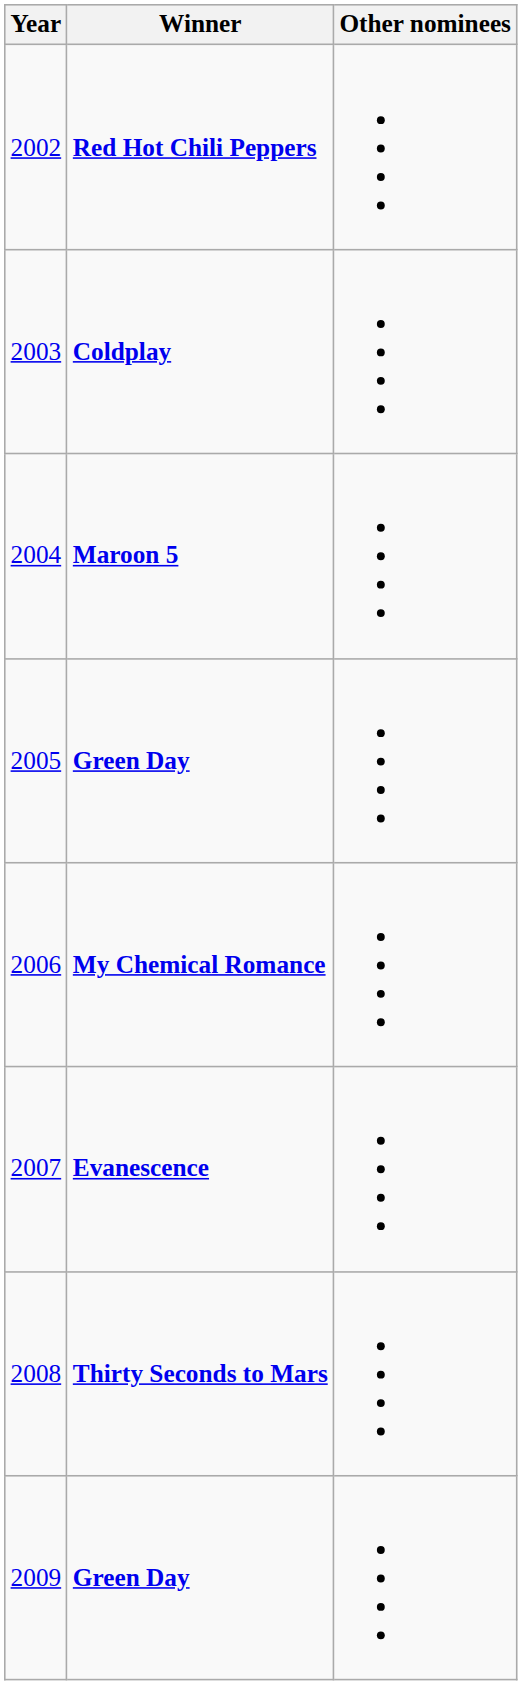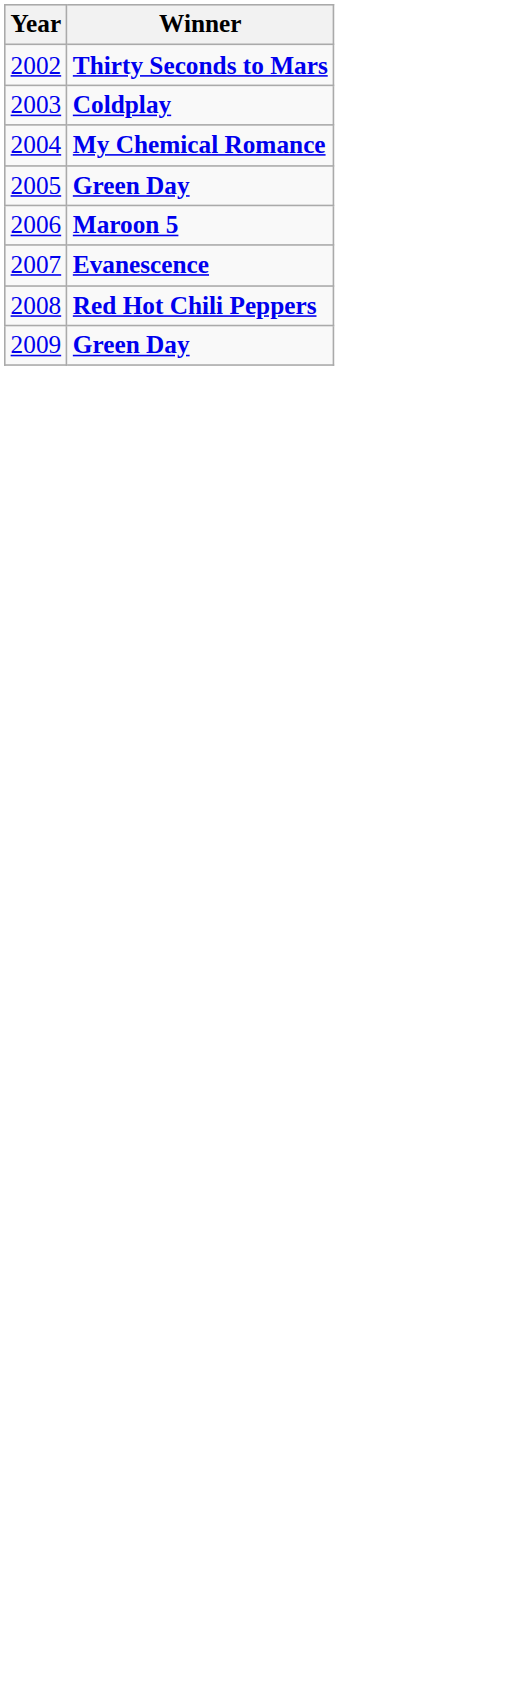- column: (425, 24)
(195, 146) Red Hot Chili Peppers -> (200, 64) Thirty Seconds to Mars
(126, 555) Maroon 5 -> (199, 144) My Chemical Romance
(199, 964) My Chemical Romance -> (126, 225) Maroon 5
(200, 1373) Thirty Seconds to Mars -> (195, 305) Red Hot Chili Peppers
